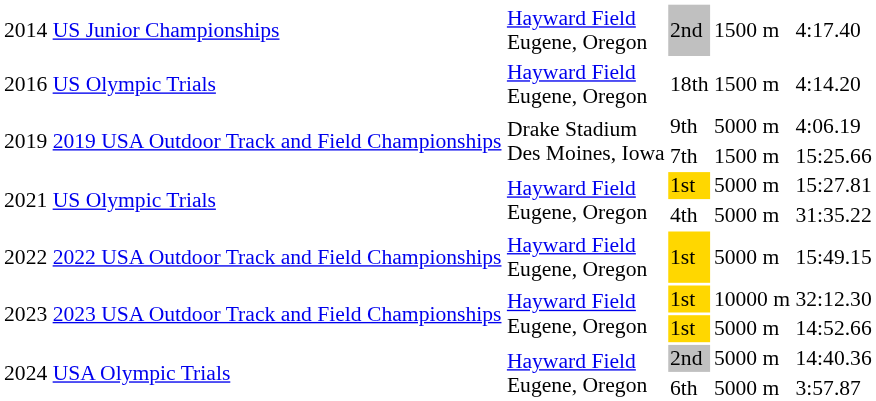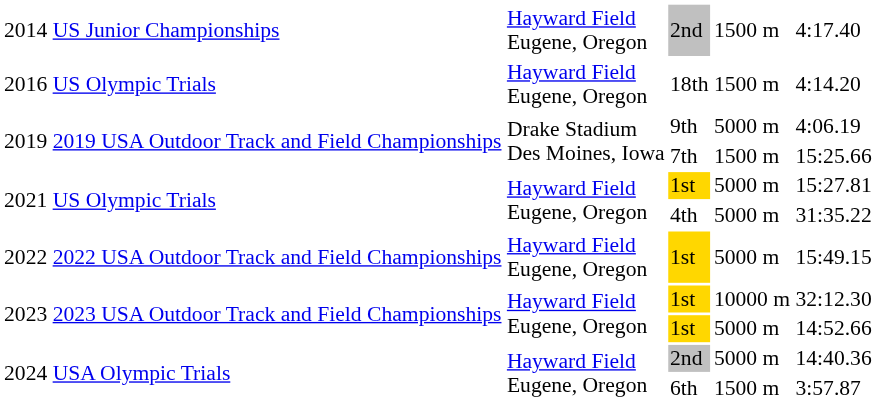(747, 387) 5000 m -> (747, 387) 1500 m
